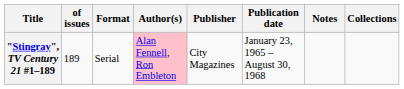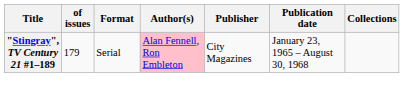- column: (325, 18)
(72, 58) 189 -> (72, 52) 179
